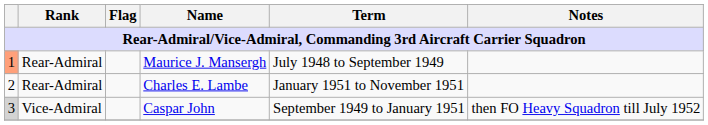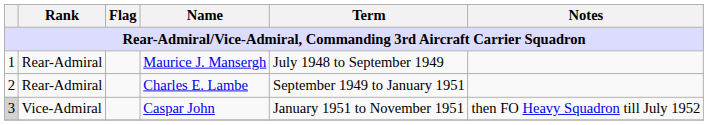(11, 62) lightsalmon background -> (11, 62) no background
(368, 85) January 1951 to November 1951 -> (369, 85) September 1949 to January 1951
(369, 108) September 1949 to January 1951 -> (368, 108) January 1951 to November 1951
